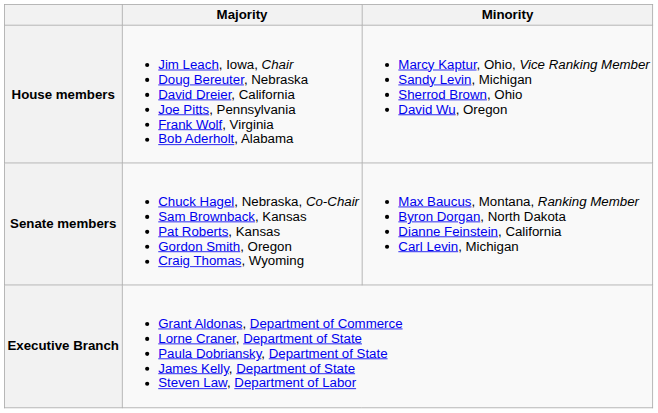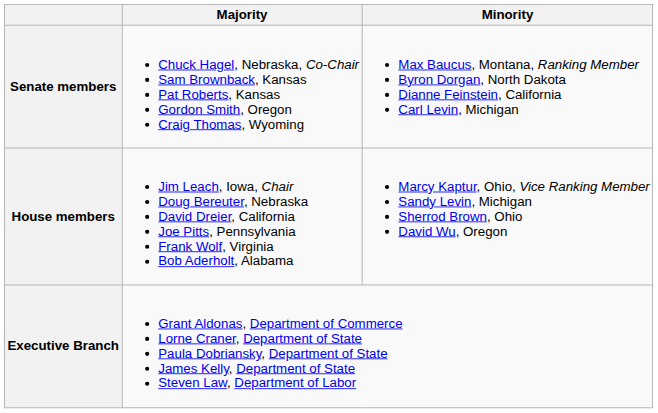rows swapped: (63, 223) <-> (63, 94)
